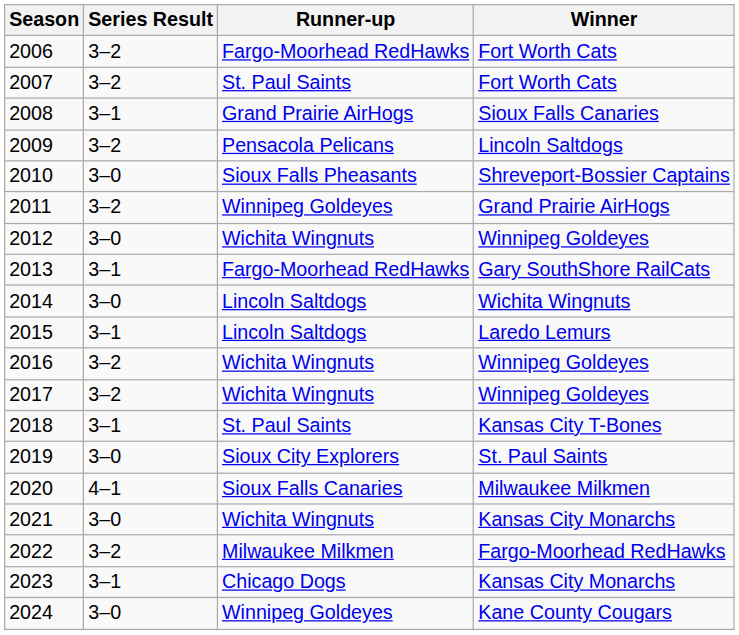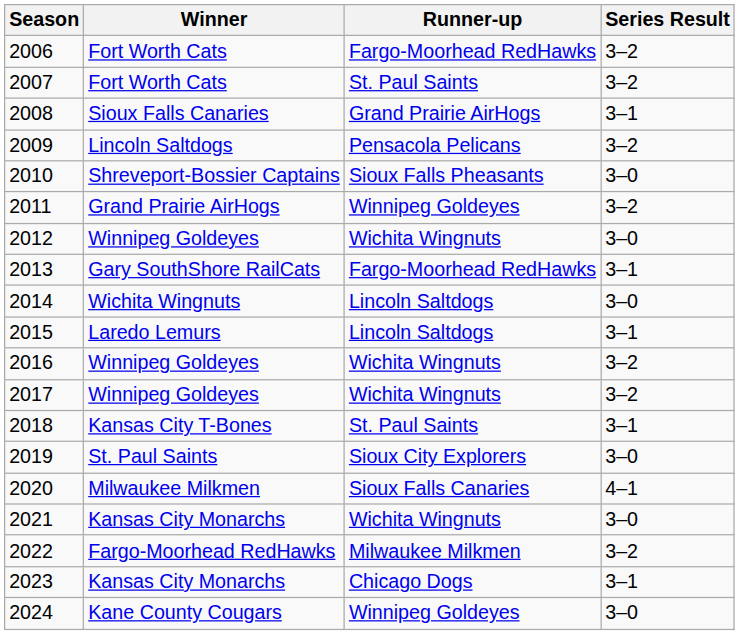columns swapped: (604, 20) <-> (151, 20)
